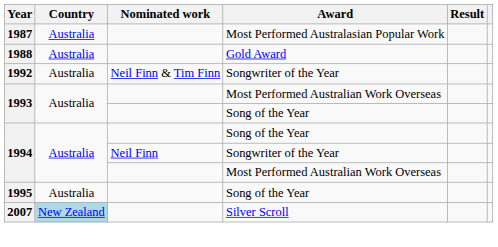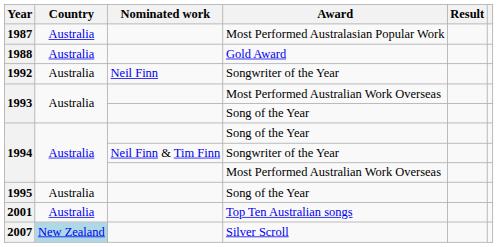(165, 73) Neil Finn & Tim Finn -> (134, 73) Neil Finn
(134, 152) Neil Finn -> (165, 152) Neil Finn & Tim Finn
+ row: (20, 212)
